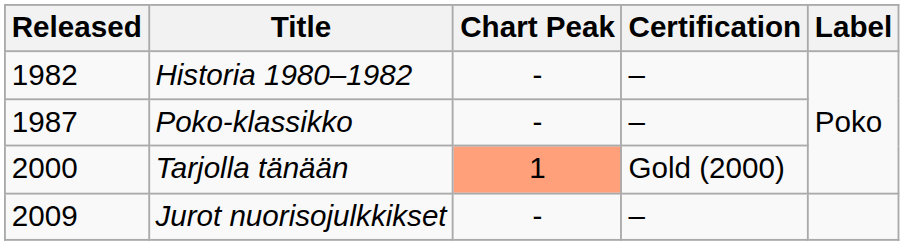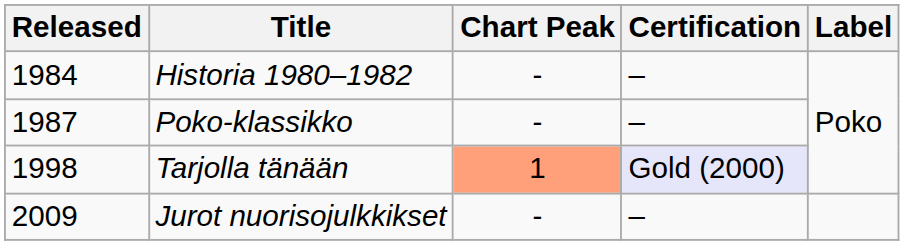(45, 74) 1982 -> (45, 74) 1984
(45, 168) 2000 -> (45, 168) 1998
(707, 168) no background -> (707, 168) lavender background
